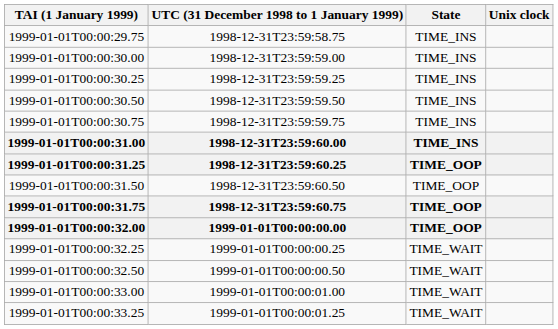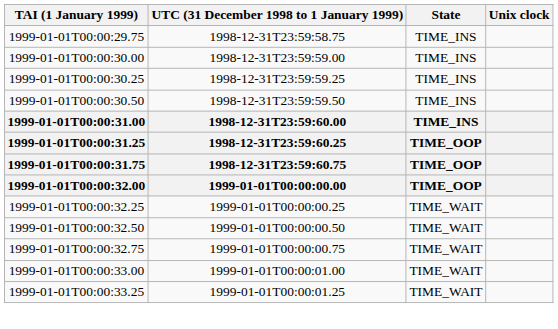- row: (76, 121)
- row: (76, 185)
+ row: (76, 249)
